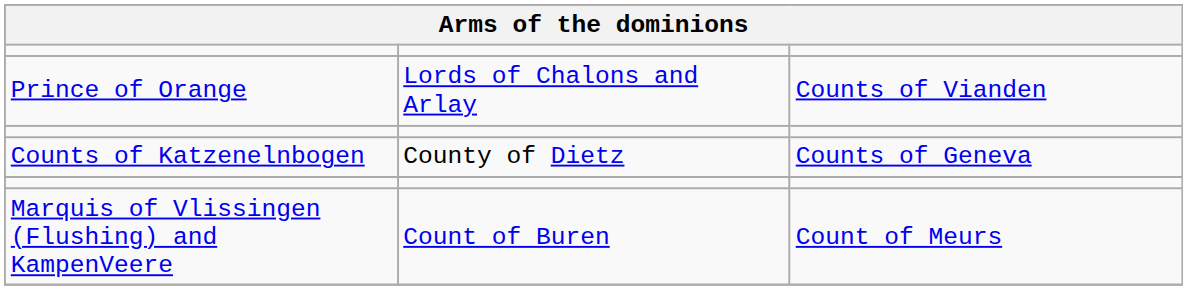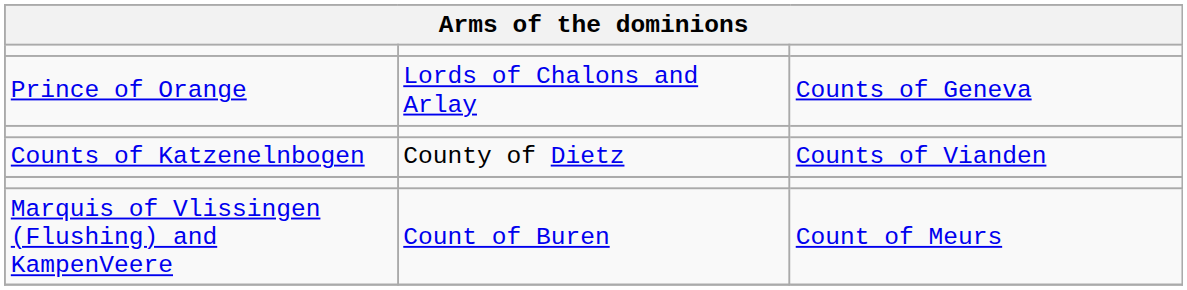(921, 91) Counts of Vianden -> (914, 91) Counts of Geneva
(914, 157) Counts of Geneva -> (921, 157) Counts of Vianden
